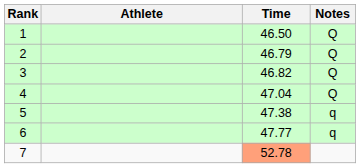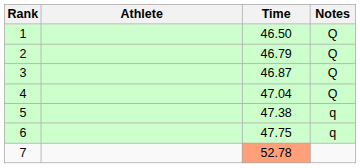(276, 73) 46.82 -> (276, 73) 46.87
(276, 133) 47.77 -> (276, 133) 47.75
